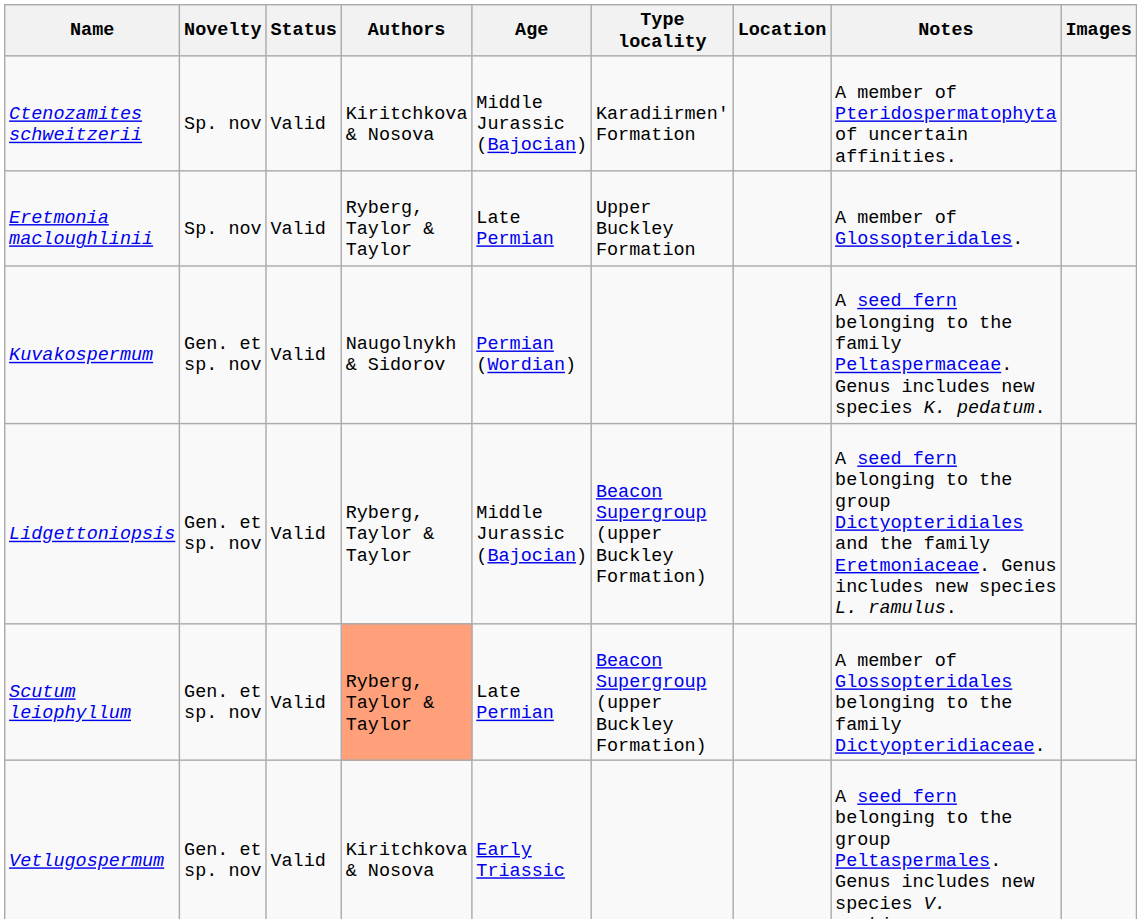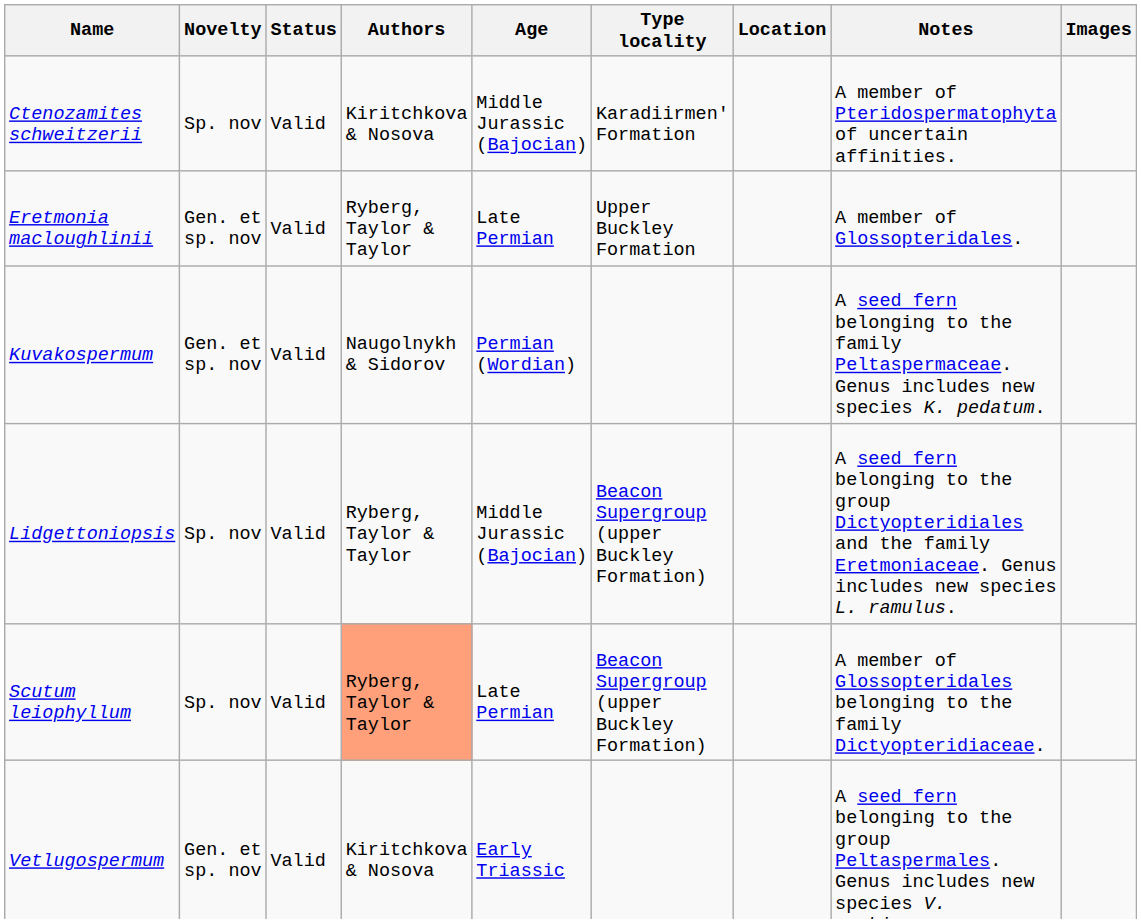(223, 229) Sp. nov -> (223, 229) Gen. et sp. nov
(223, 534) Gen. et sp. nov -> (223, 534) Sp. nov
(223, 703) Gen. et sp. nov -> (223, 703) Sp. nov
